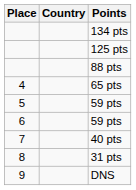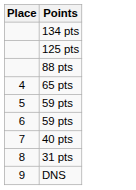- column: (64, 13)
